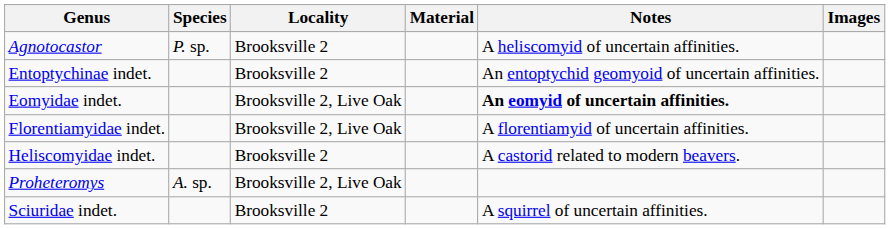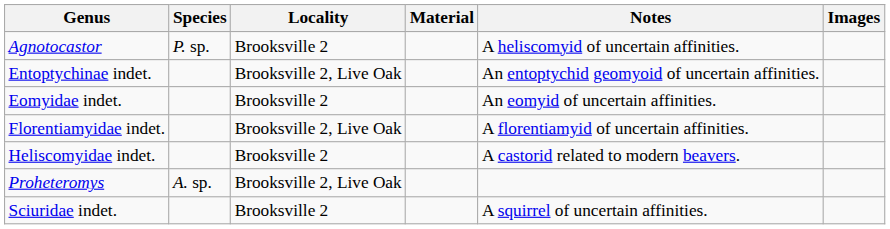(281, 73) Brooksville 2 -> (318, 73) Brooksville 2, Live Oak
(318, 100) Brooksville 2, Live Oak -> (281, 100) Brooksville 2
(606, 100) bold -> (599, 100) normal
